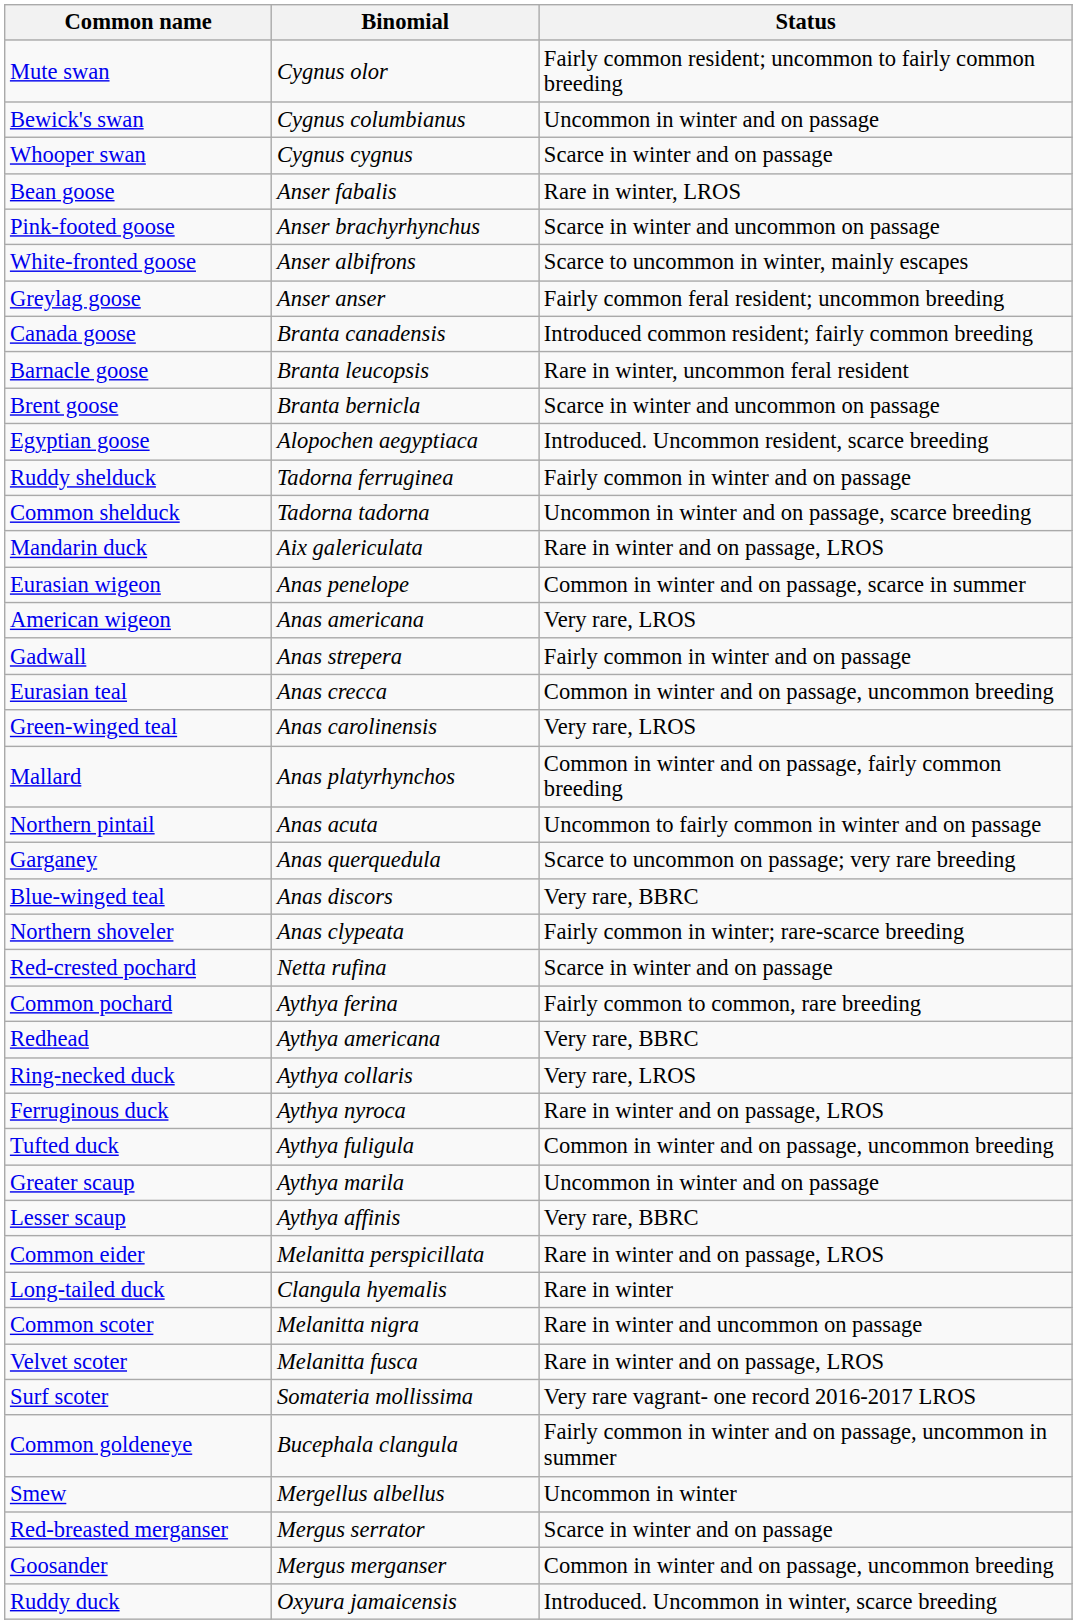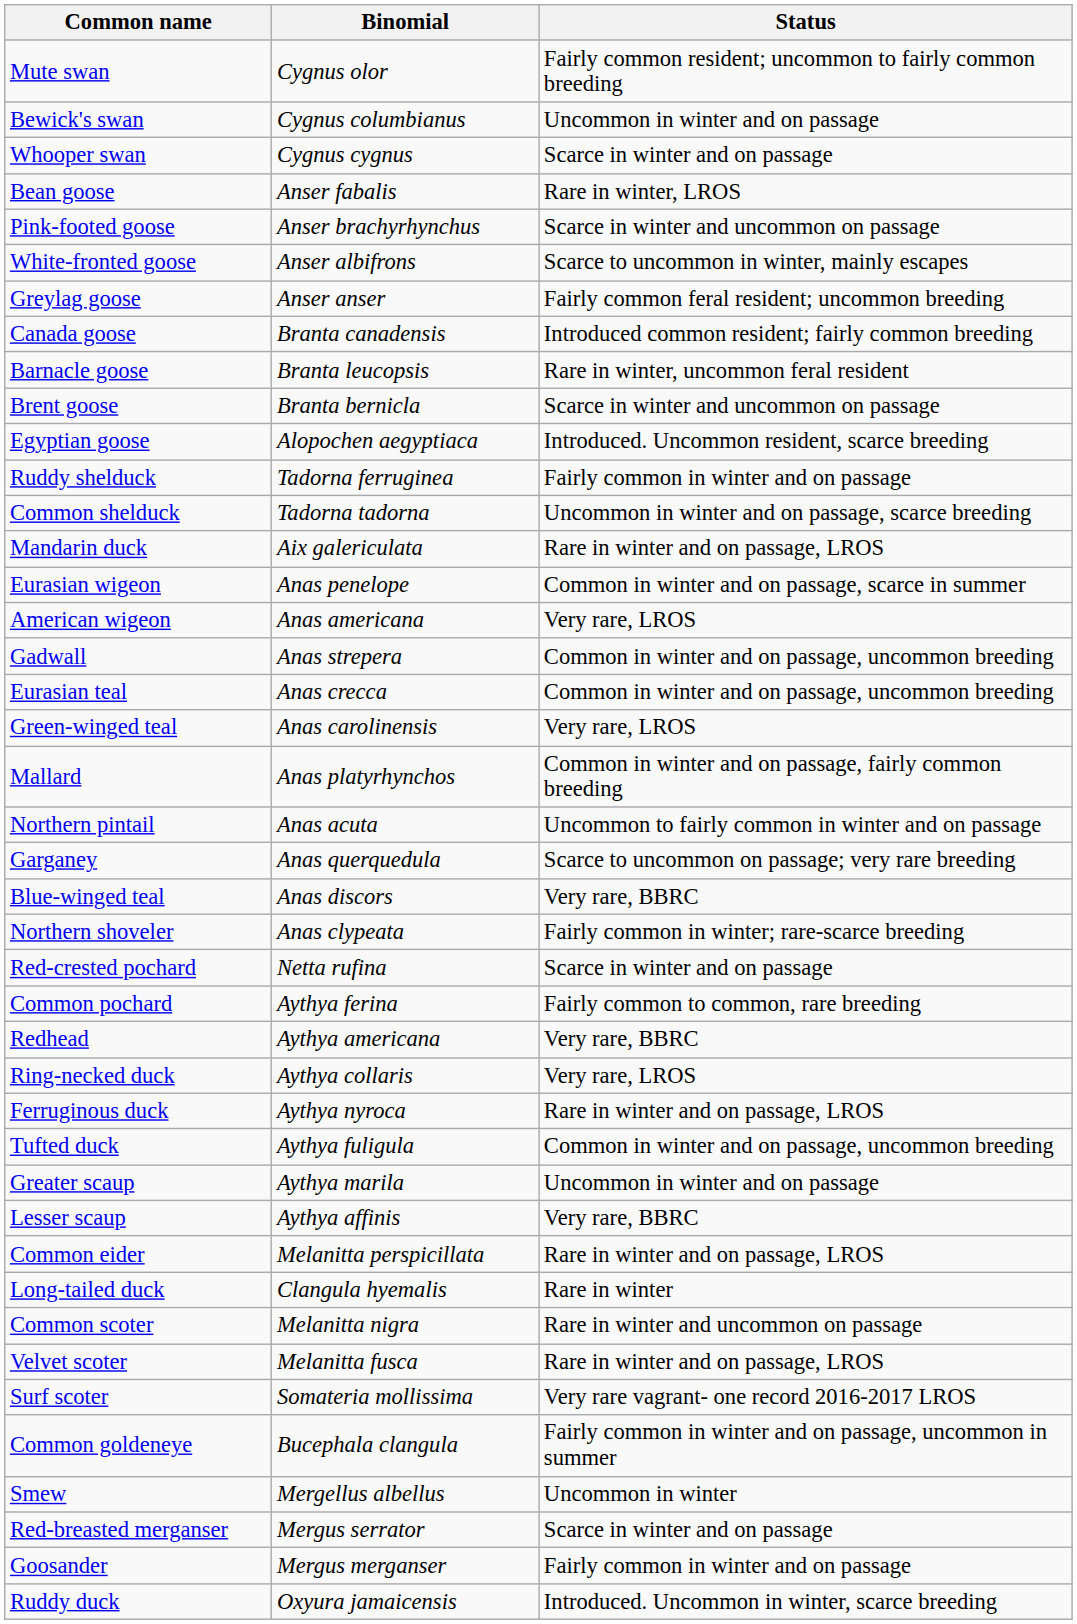(727, 656) Fairly common in winter and on passage -> (799, 656) Common in winter and on passage, uncommon breeding
(799, 1565) Common in winter and on passage, uncommon breeding -> (727, 1565) Fairly common in winter and on passage
